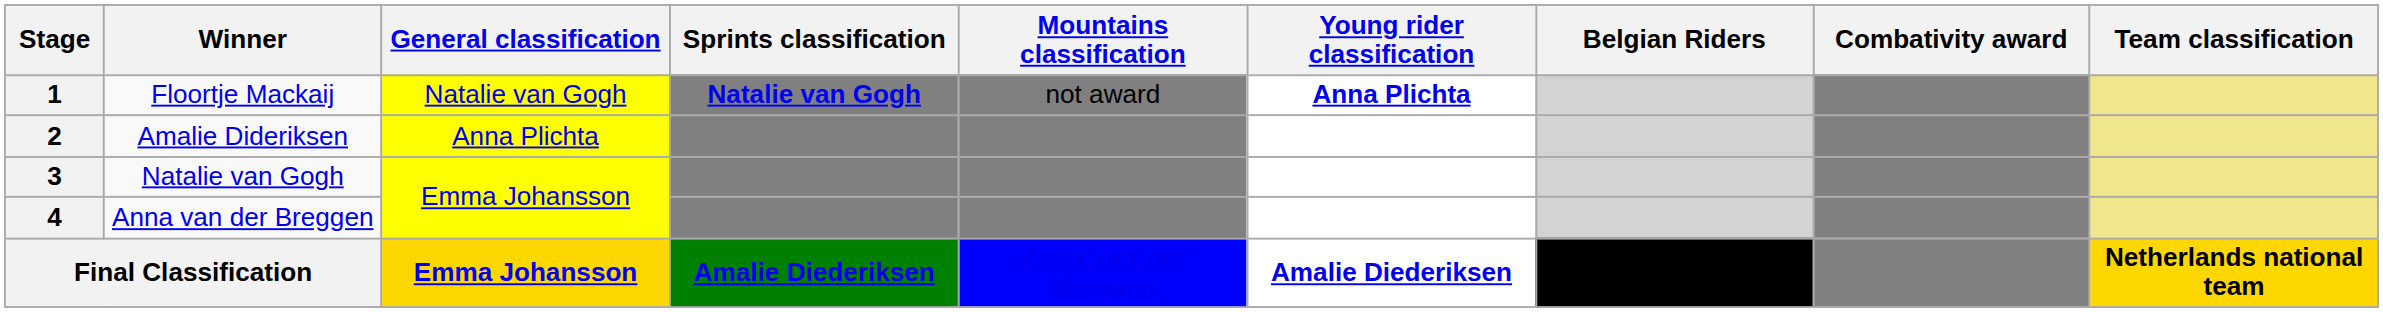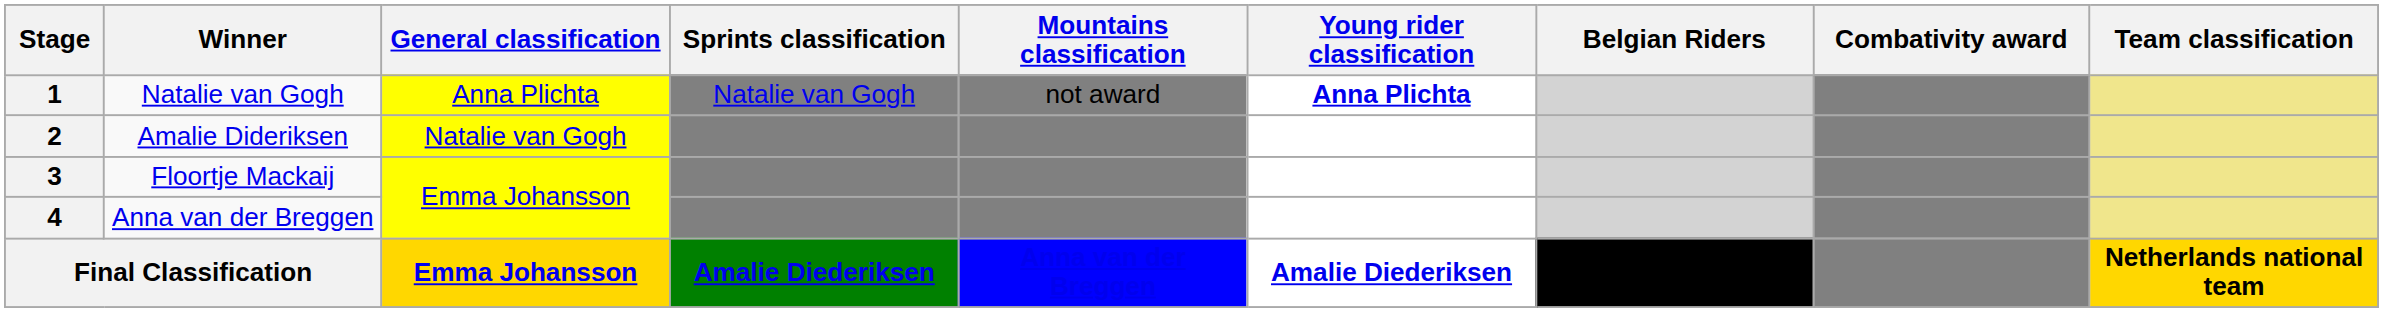(243, 94) Floortje Mackaij -> (243, 94) Natalie van Gogh
(526, 94) Natalie van Gogh -> (526, 94) Anna Plichta
(814, 94) bold -> (814, 94) normal
(526, 135) Anna Plichta -> (526, 135) Natalie van Gogh
(243, 176) Natalie van Gogh -> (243, 176) Floortje Mackaij
